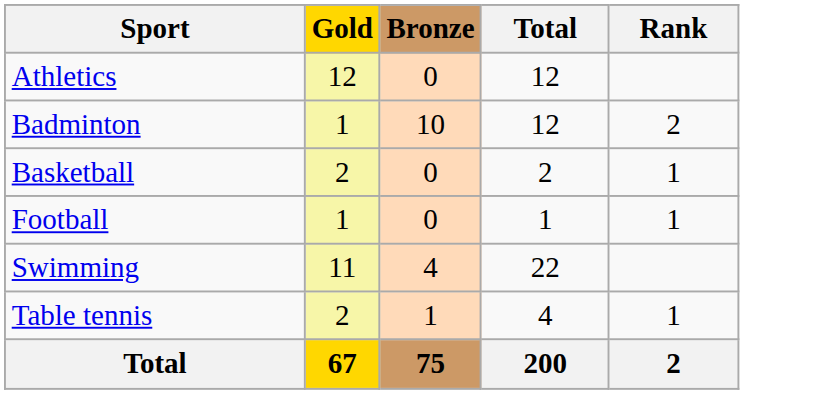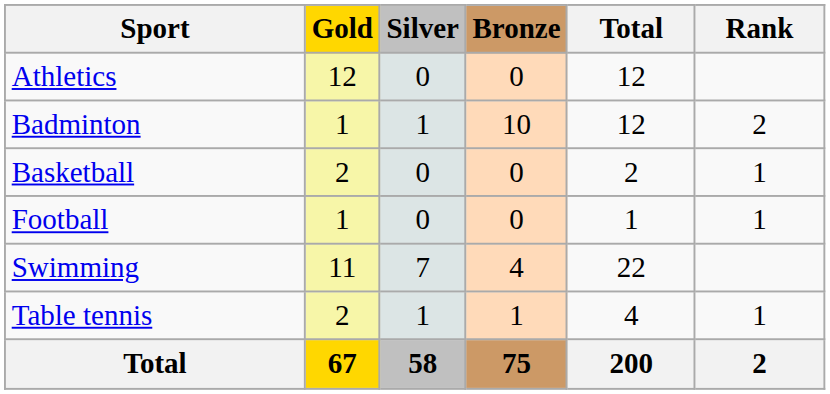+ column: (423, 28)
